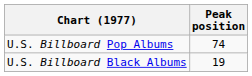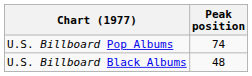(219, 62) 19 -> (219, 62) 48
